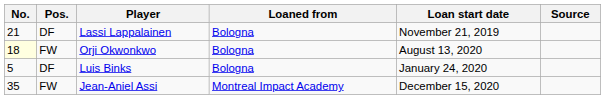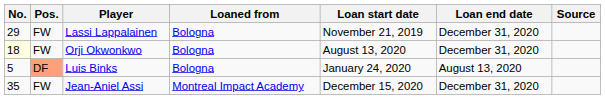+ column: (494, 14)
(13, 32) 21 -> (13, 32) 29
(47, 32) DF -> (42, 32) FW
(47, 68) no background -> (41, 68) lightsalmon background
